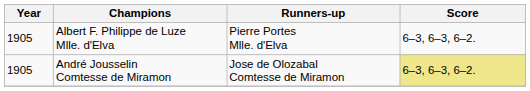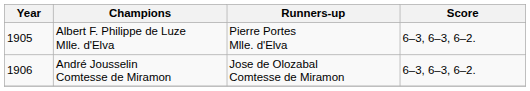(20, 69) 1905 -> (20, 69) 1906
(439, 69) khaki background -> (439, 69) no background
